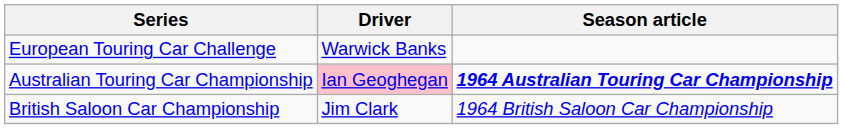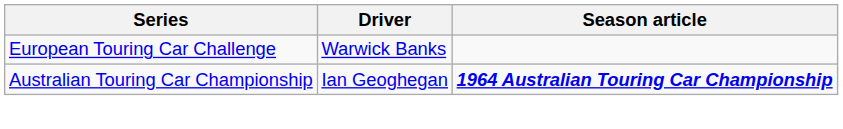(385, 79) pink background -> (385, 79) no background
- row: (144, 109)
